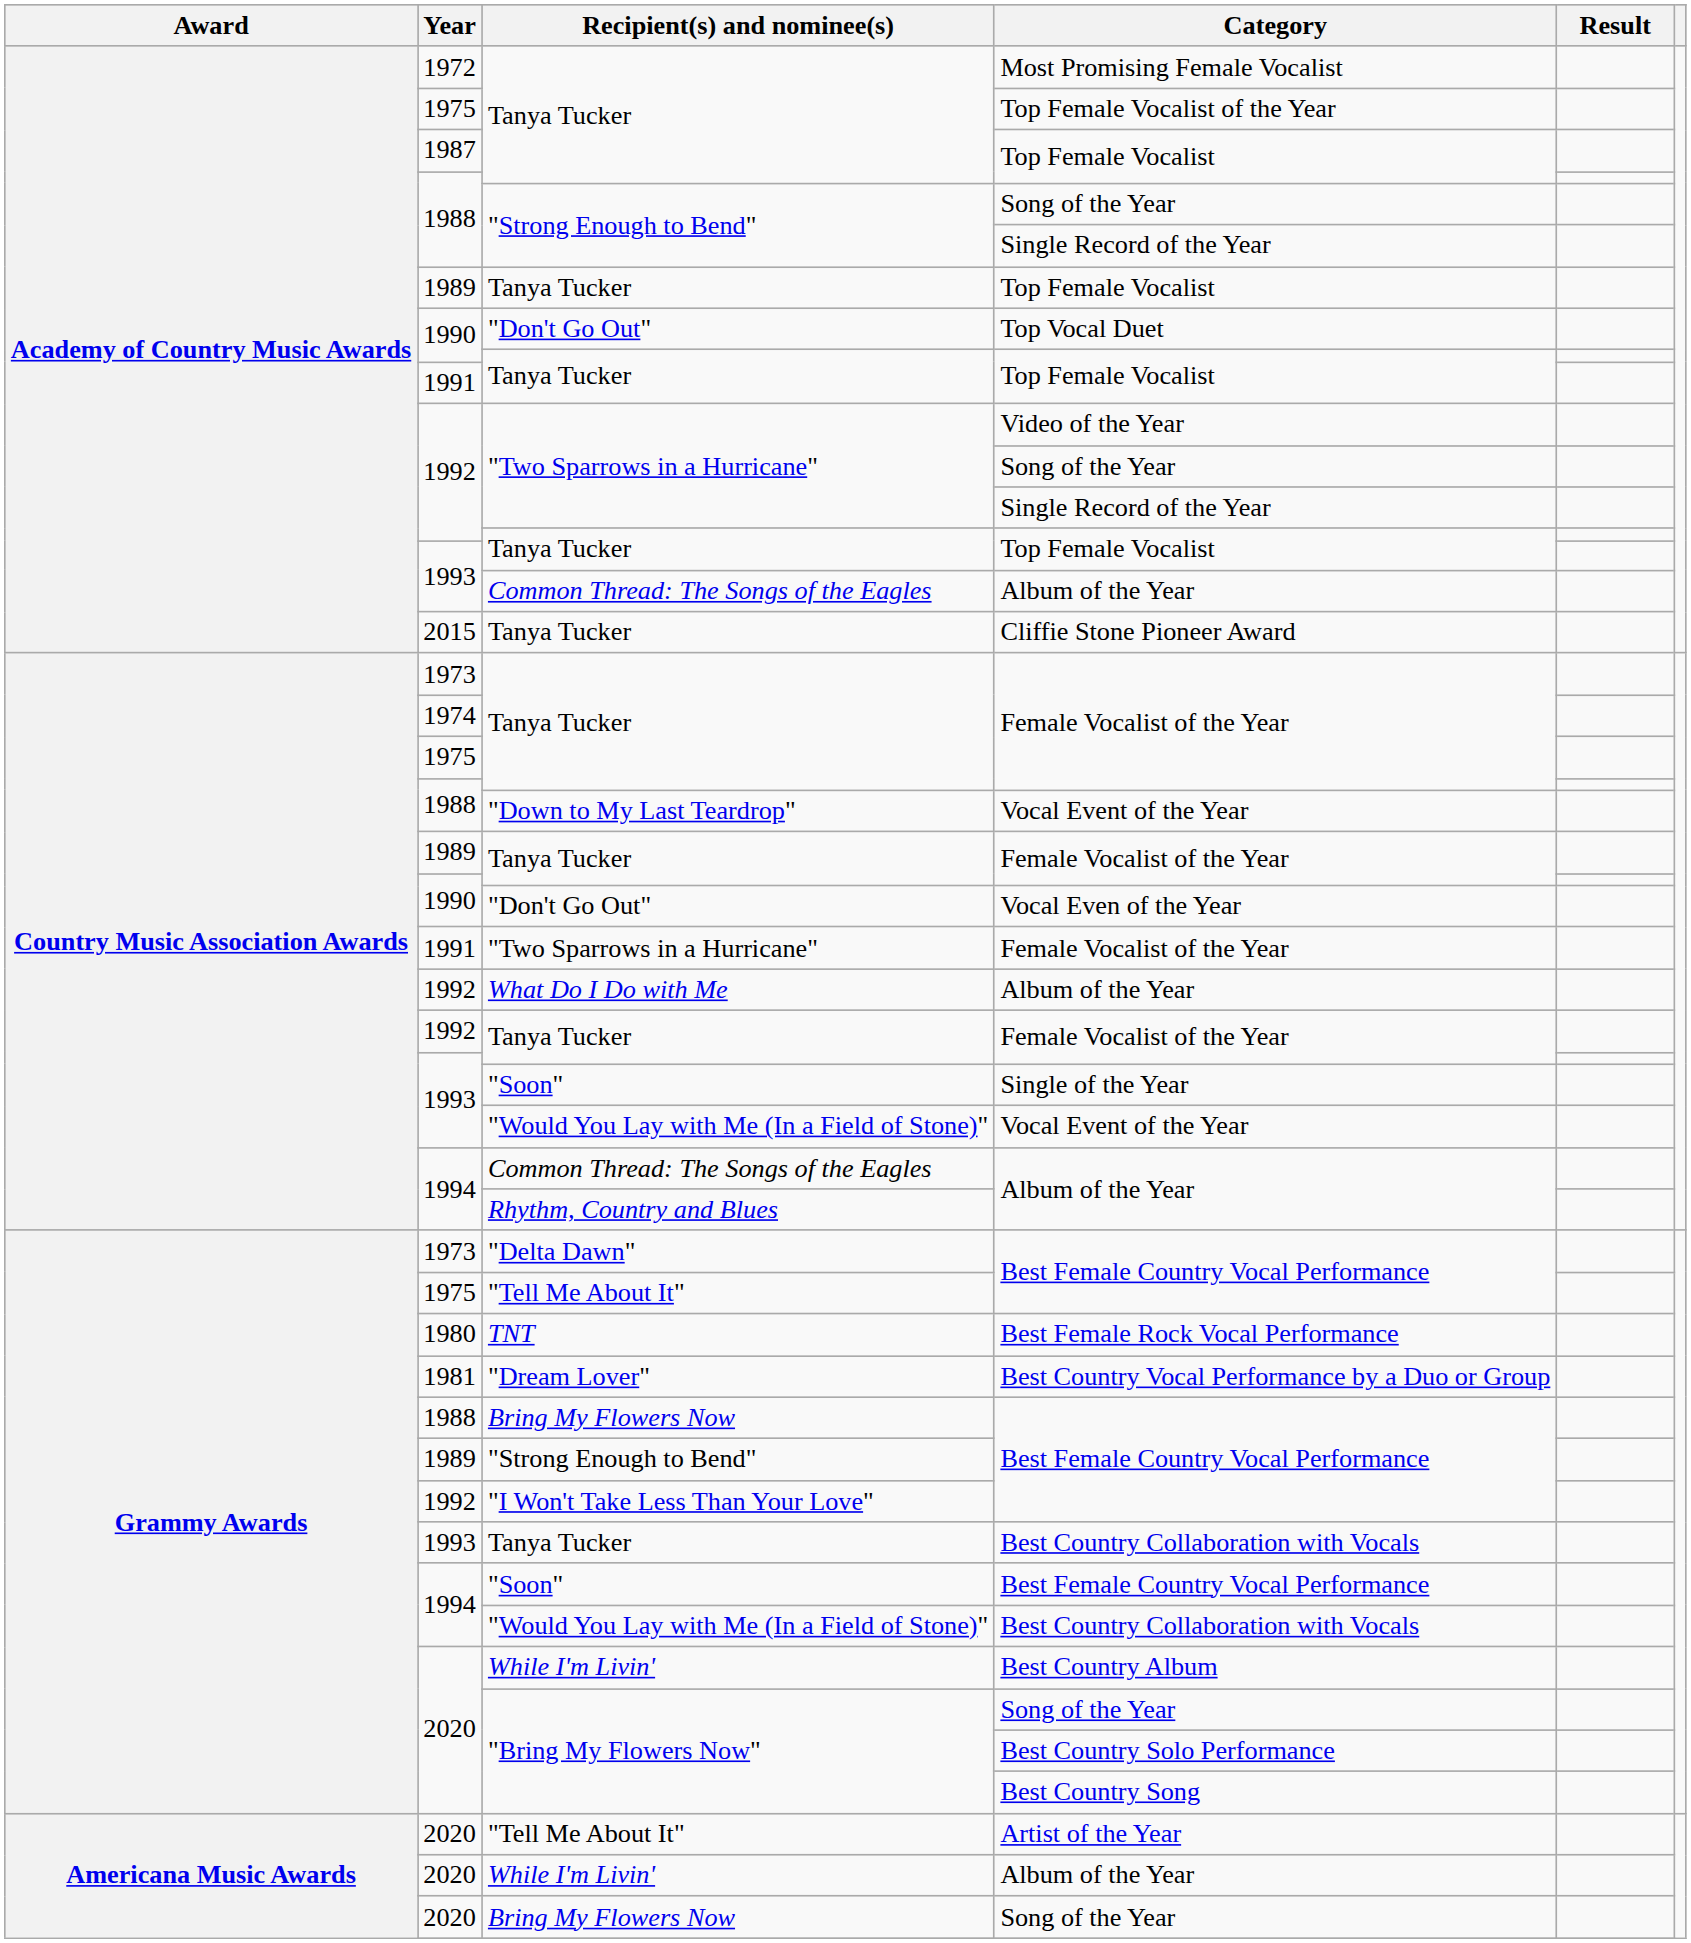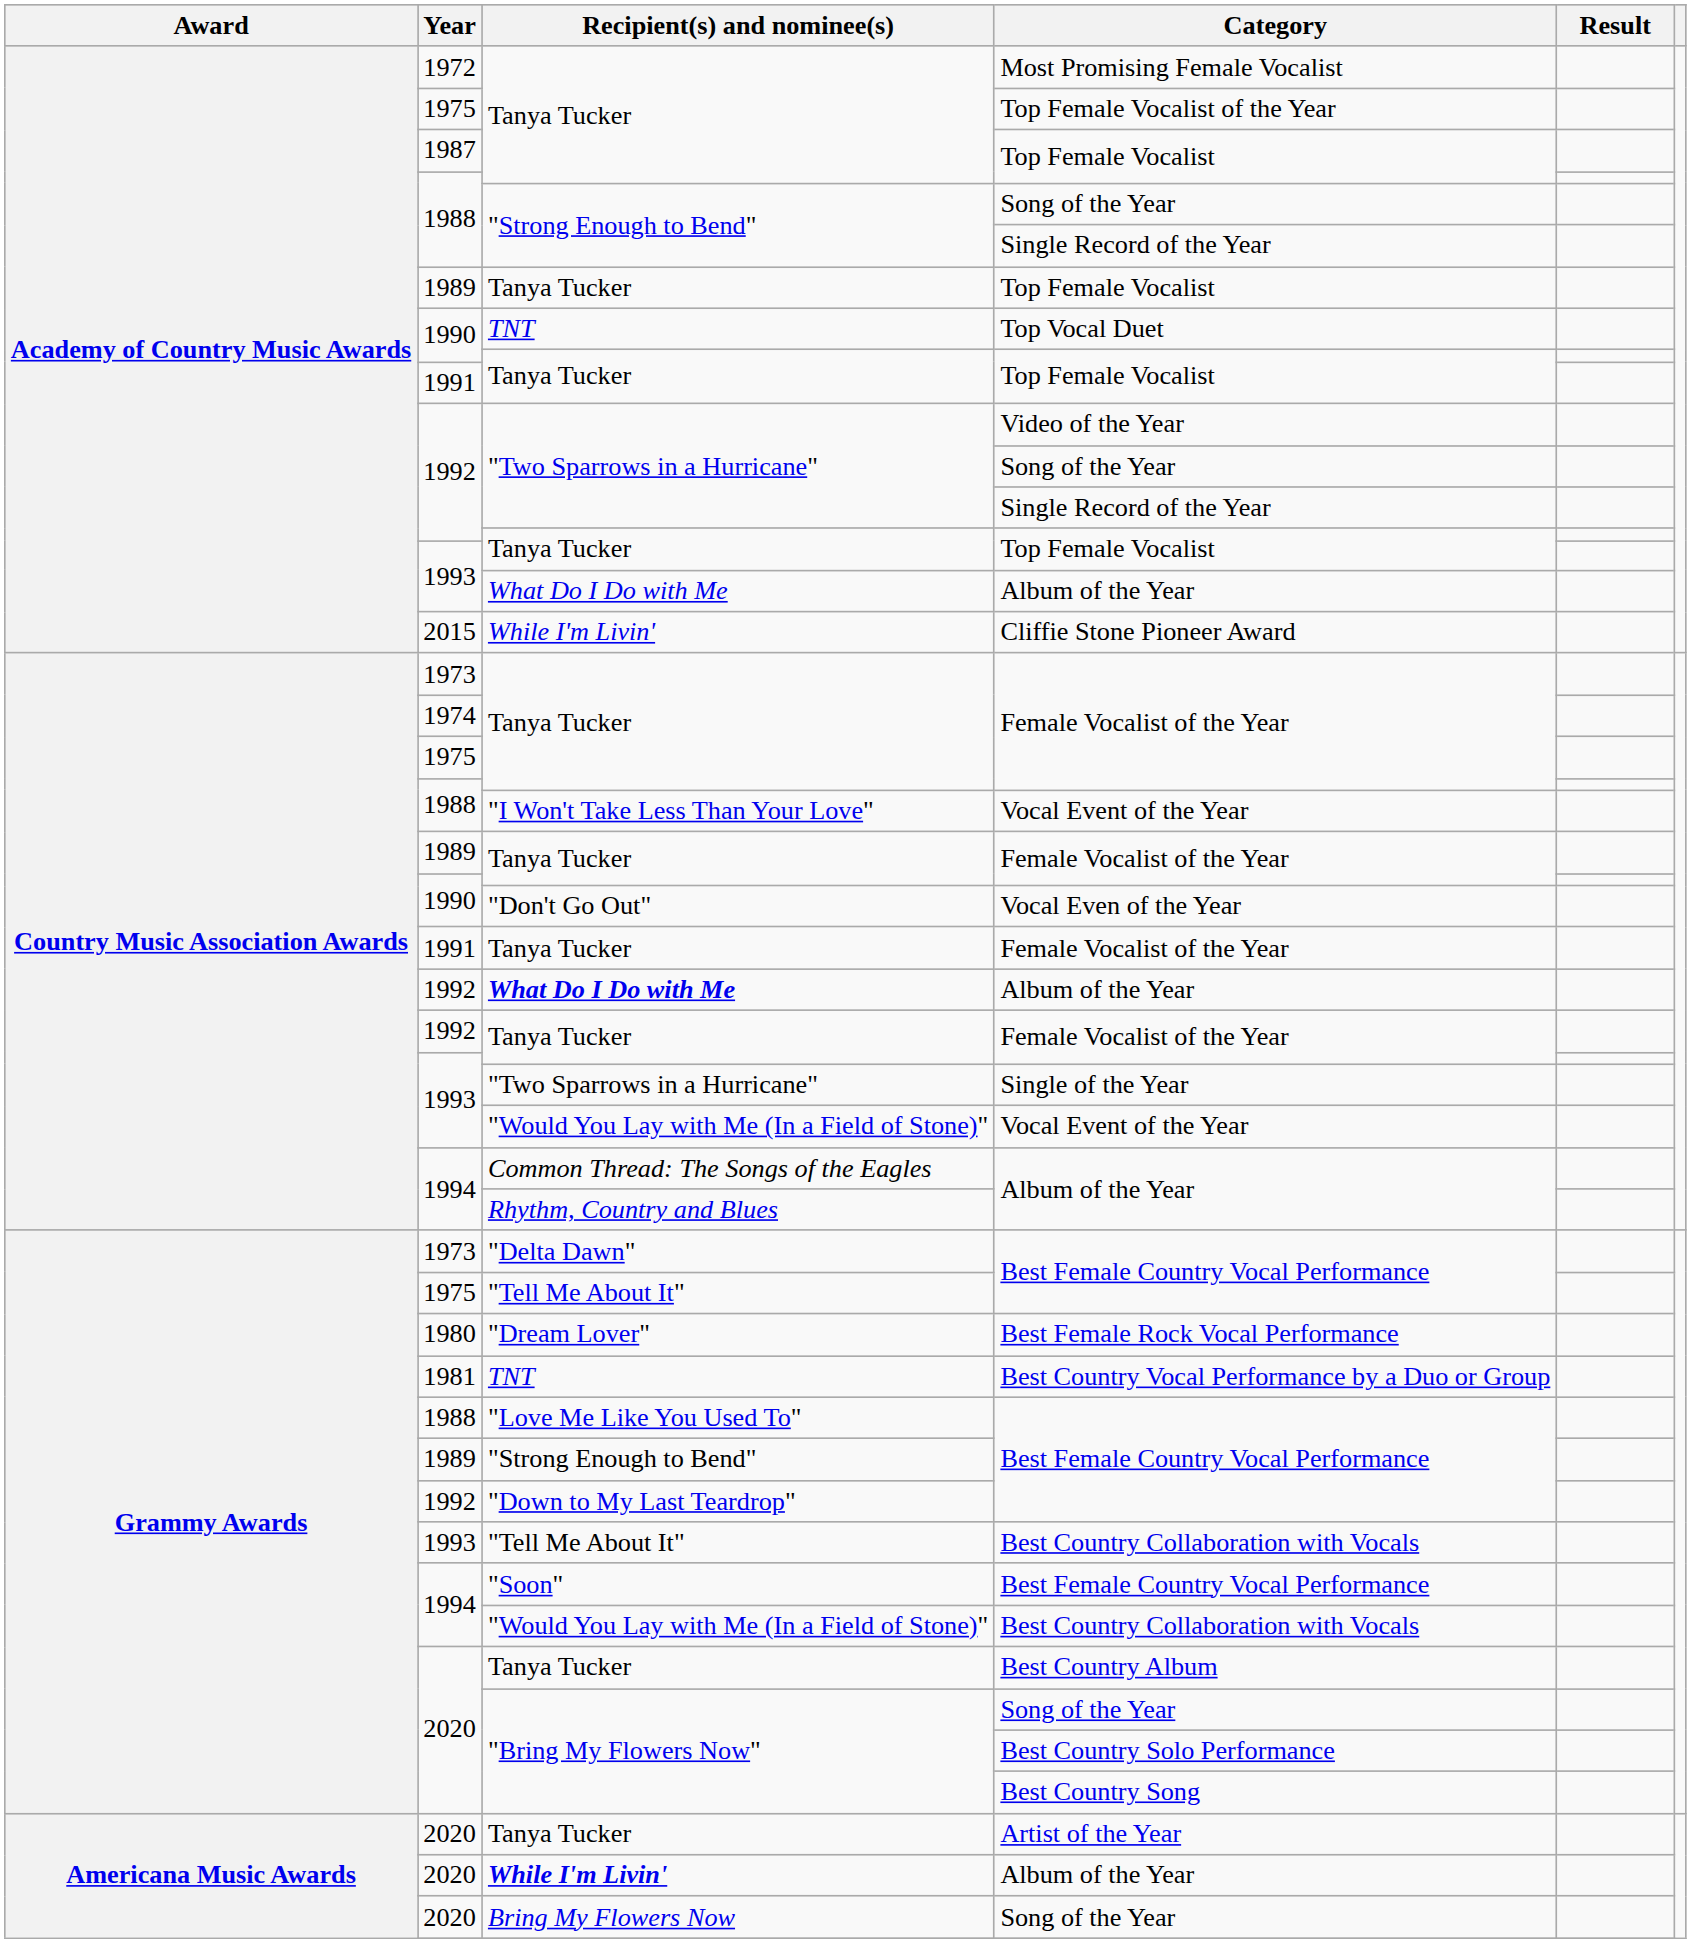(570, 328) "Don't Go Out" -> (511, 328) TNT
(710, 590) Common Thread: The Songs of the Eagles -> (608, 590) What Do I Do with Me
(560, 632) Tanya Tucker -> (572, 632) While I'm Livin'
(642, 810) "Down to My Last Teardrop" -> (681, 810) "I Won't Take Less Than Your Love"
(653, 947) "Two Sparrows in a Hurricane" -> (560, 947) Tanya Tucker
(608, 989) normal -> (612, 989) bold
(526, 1084) "Soon" -> (653, 1084) "Two Sparrows in a Hurricane"
(511, 1334) TNT -> (569, 1334) "Dream Lover"
(569, 1375) "Dream Lover" -> (511, 1375) TNT
(611, 1417) Bring My Flowers Now -> (645, 1417) "Love Me Like You Used To"
(681, 1500) "I Won't Take Less Than Your Love" -> (642, 1500) "Down to My Last Teardrop"
(560, 1542) Tanya Tucker -> (586, 1542) "Tell Me About It"
(572, 1667) While I'm Livin' -> (560, 1667) Tanya Tucker
(586, 1833) "Tell Me About It" -> (560, 1833) Tanya Tucker
(572, 1875) normal -> (578, 1875) bold
